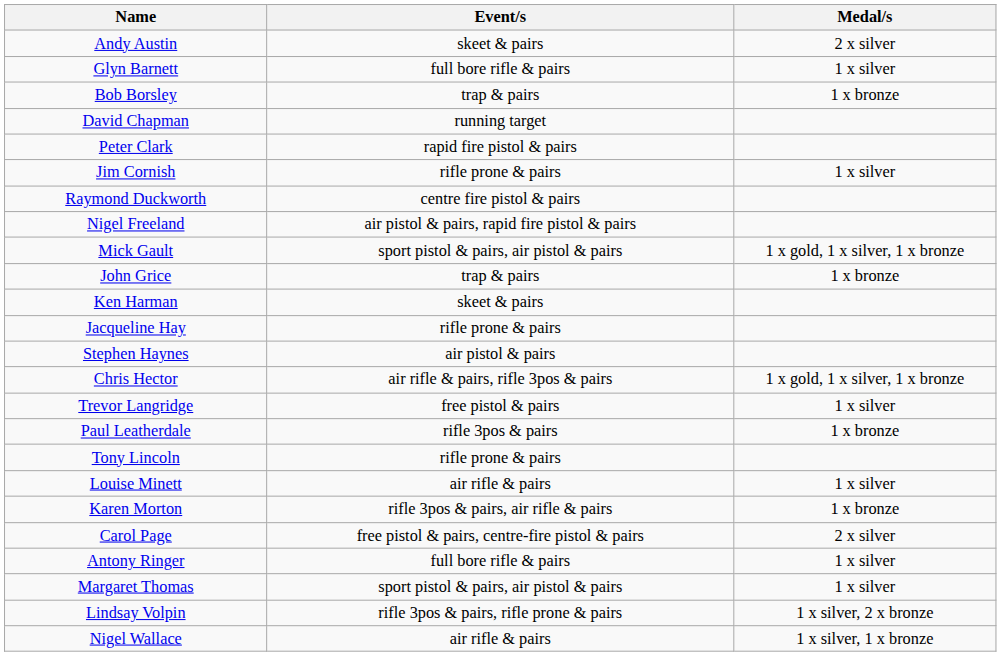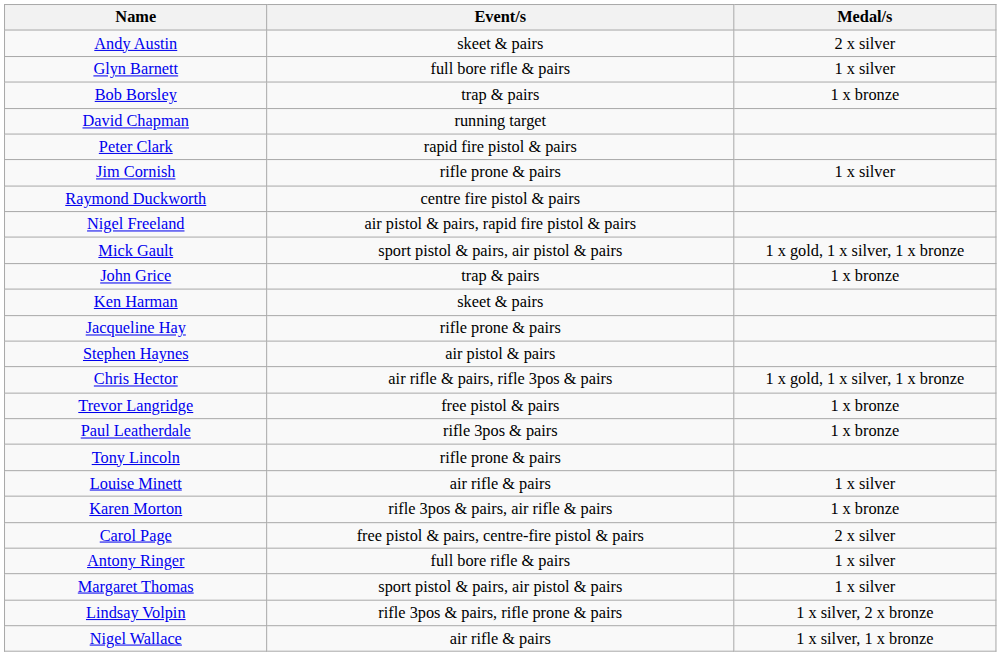(865, 405) 1 x silver -> (865, 405) 1 x bronze
